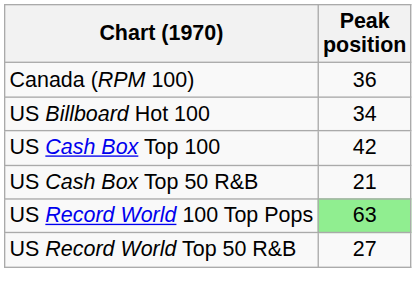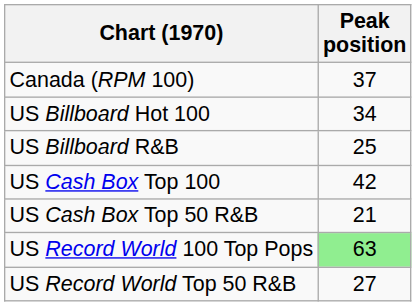(365, 79) 36 -> (365, 79) 37
+ row: (94, 147)
